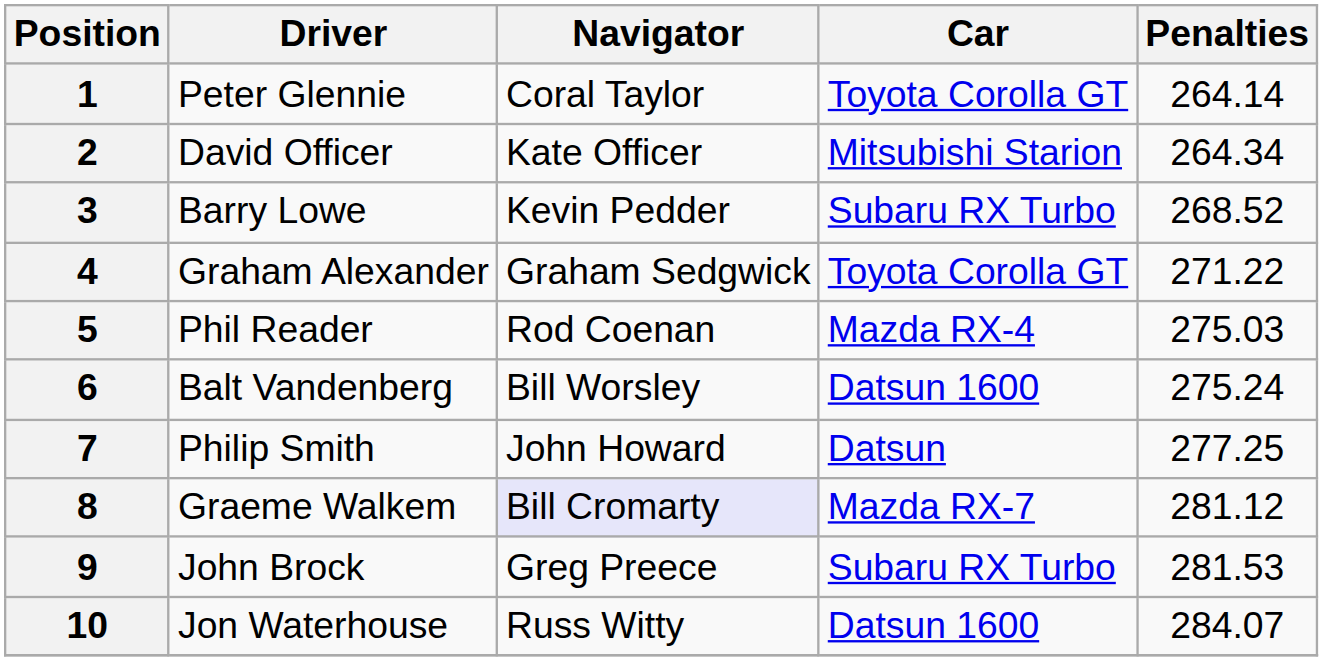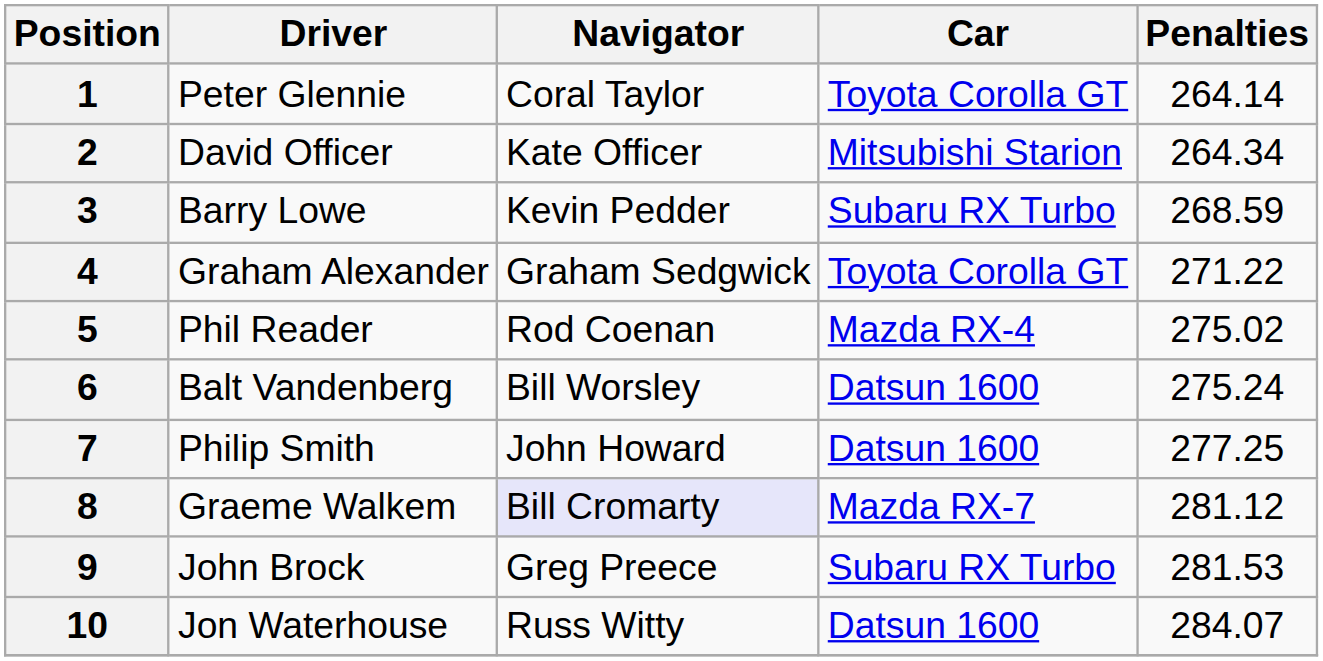(1227, 211) 268.52 -> (1227, 211) 268.59
(1227, 329) 275.03 -> (1227, 329) 275.02
(887, 447) Datsun -> (933, 447) Datsun 1600
